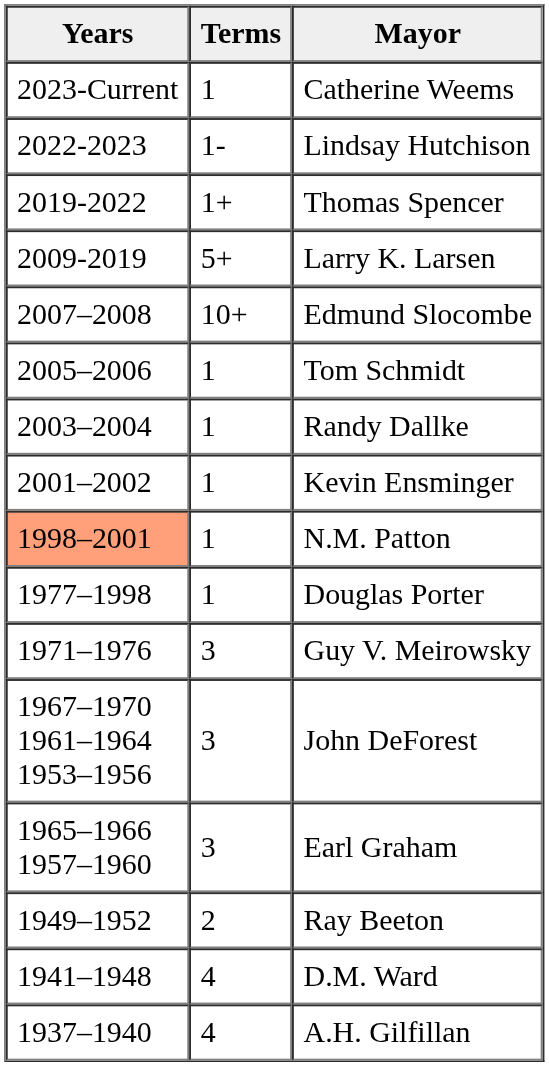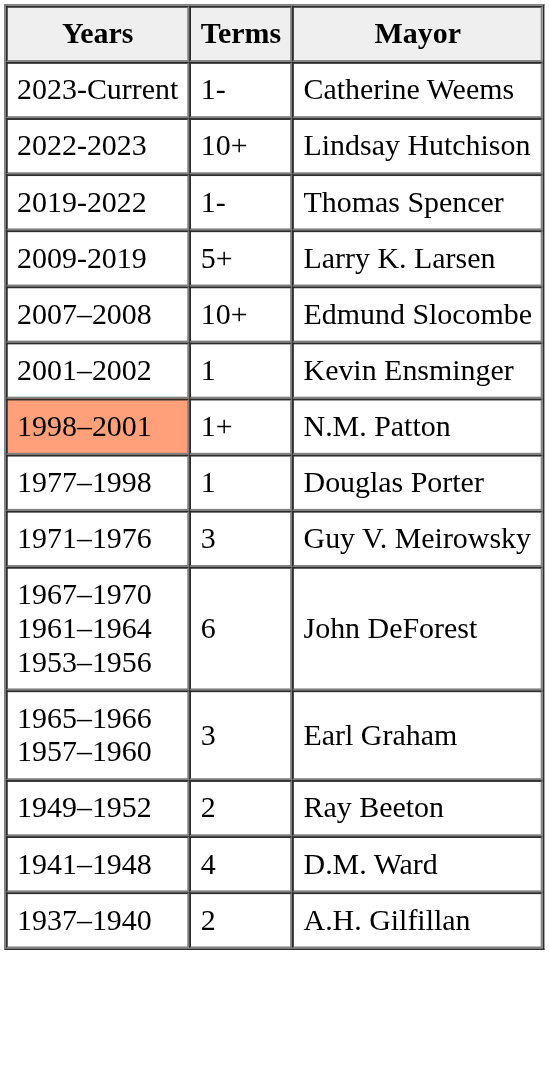(208, 89) 1 -> (213, 89) 1-
(213, 145) 1- -> (224, 145) 10+
(217, 201) 1+ -> (213, 201) 1-
- row: (384, 370)
- row: (386, 426)
(208, 538) 1 -> (217, 426) 1+
(208, 740) 3 -> (208, 628) 6
(208, 1032) 4 -> (208, 919) 2
